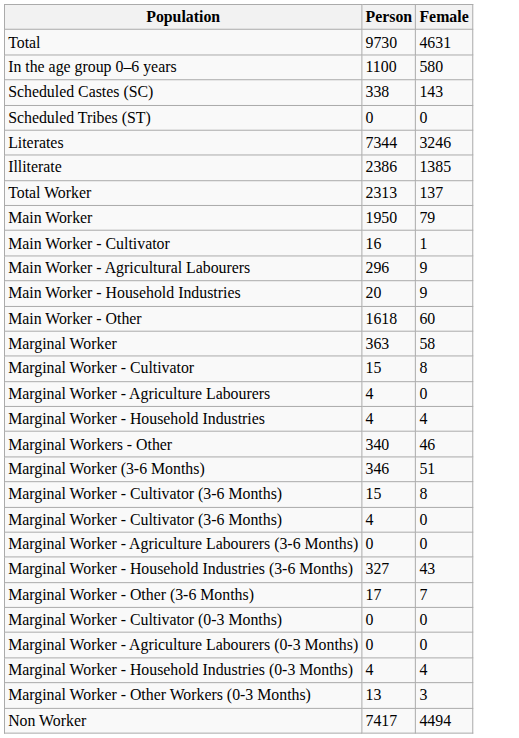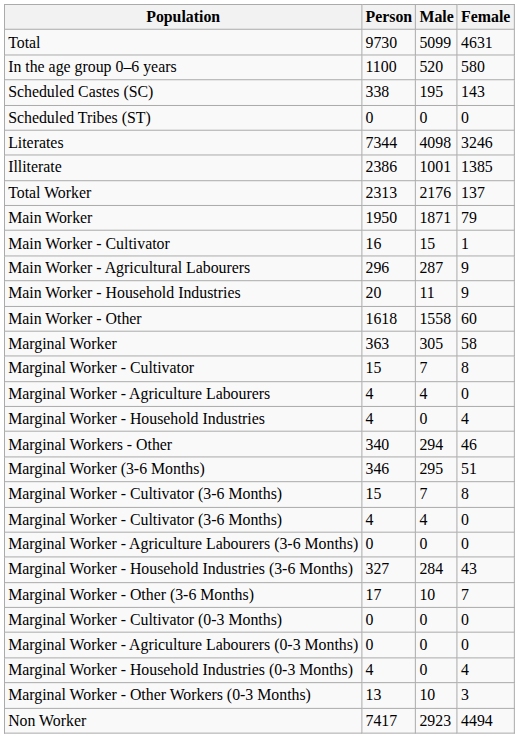+ column: (437, 17)
